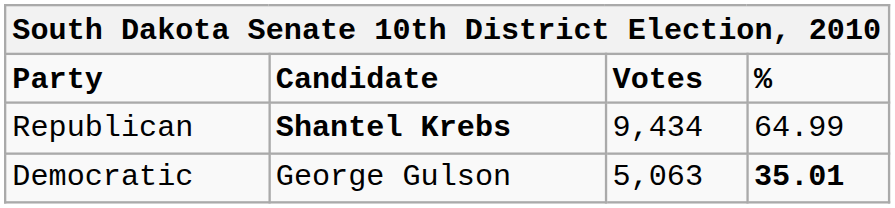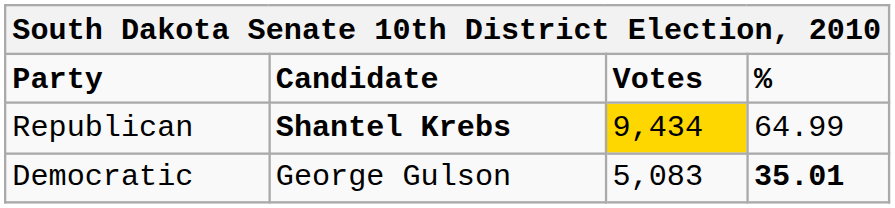(658, 128) no background -> (658, 128) gold background
(658, 177) 5,063 -> (658, 177) 5,083
